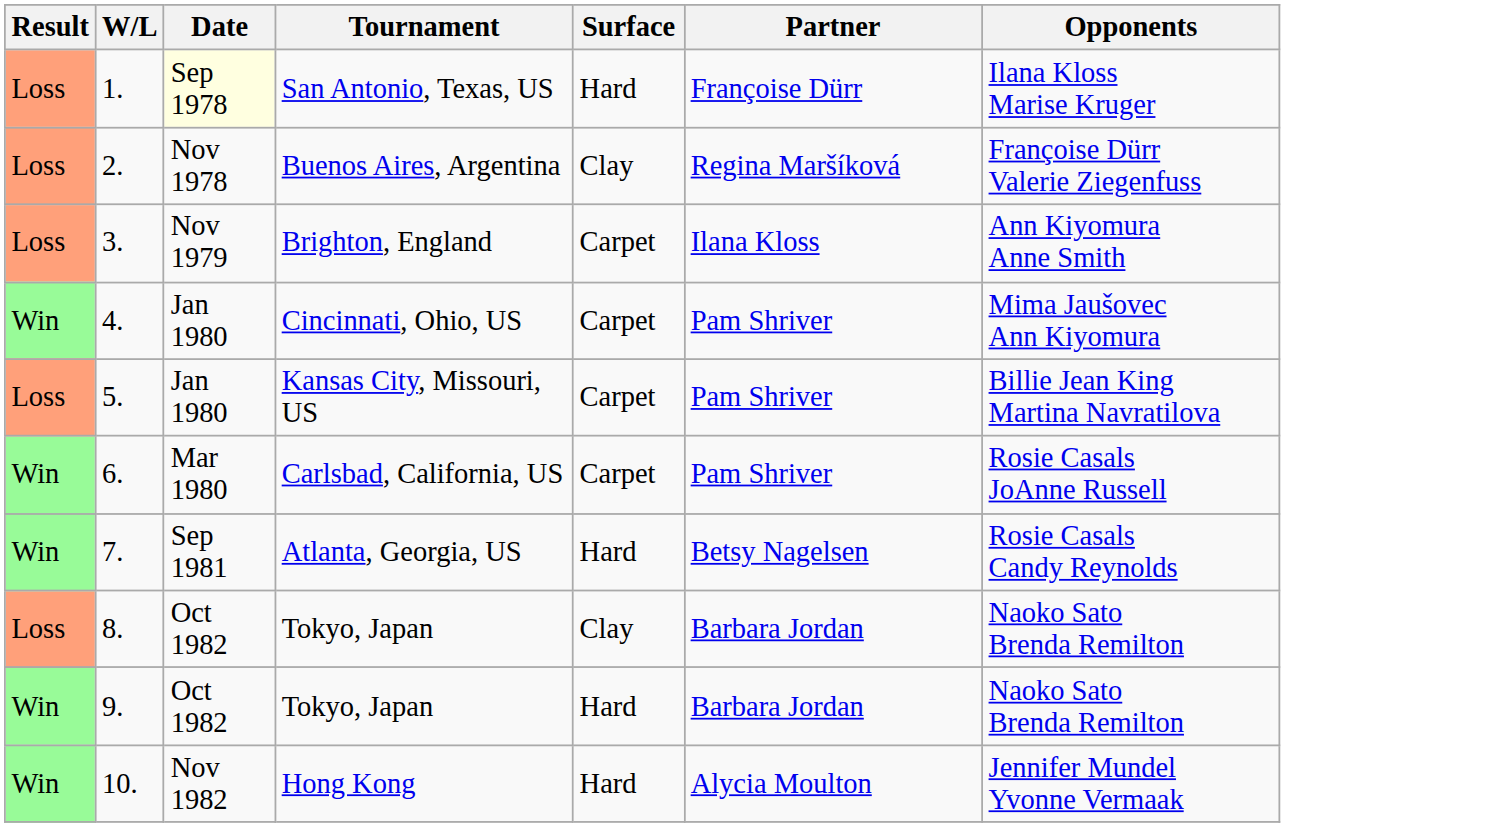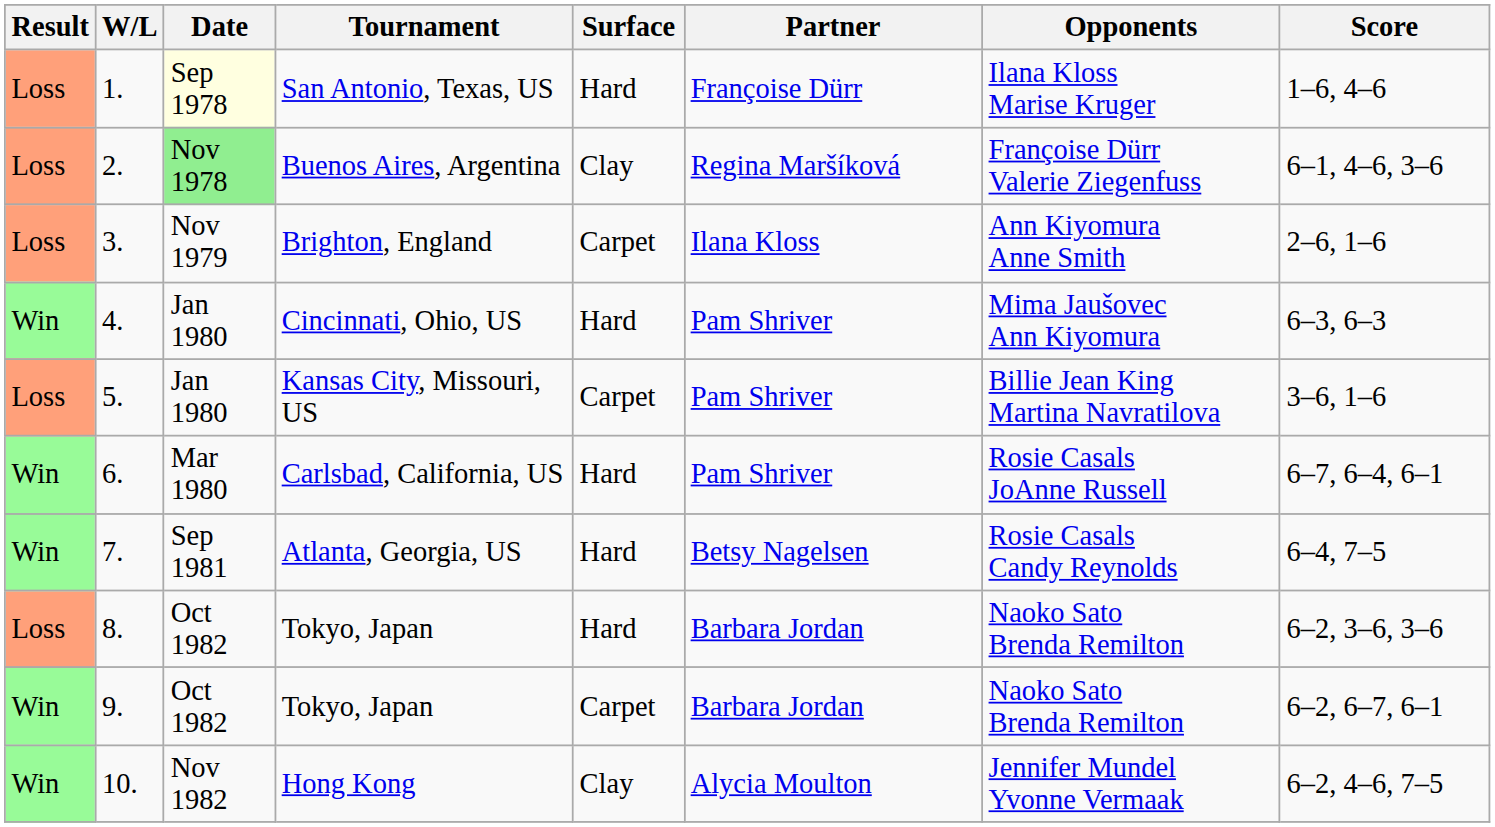+ column: (1384, 27)
(199, 165) no background -> (199, 165) lightgreen background
(618, 319) Carpet -> (608, 319) Hard
(618, 474) Carpet -> (608, 474) Hard
(607, 628) Clay -> (608, 628) Hard
(608, 705) Hard -> (618, 705) Carpet
(608, 783) Hard -> (607, 783) Clay
